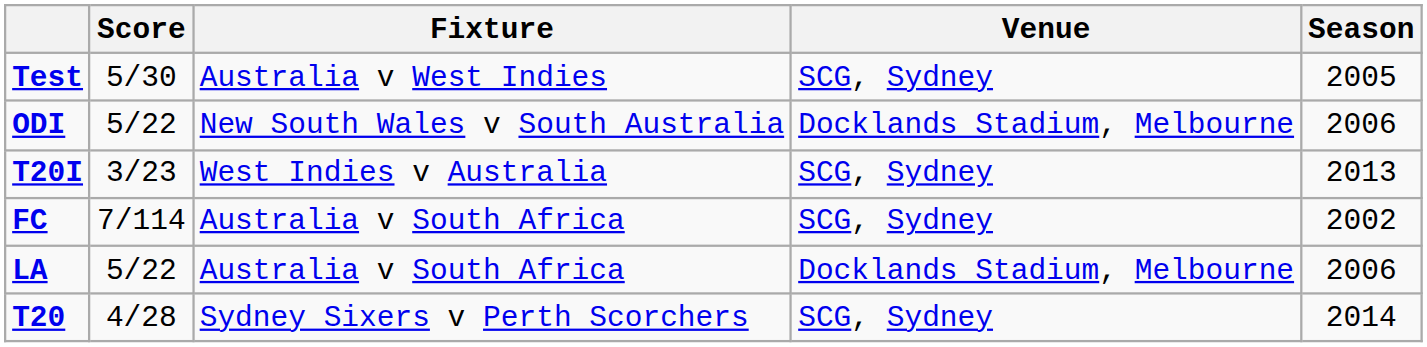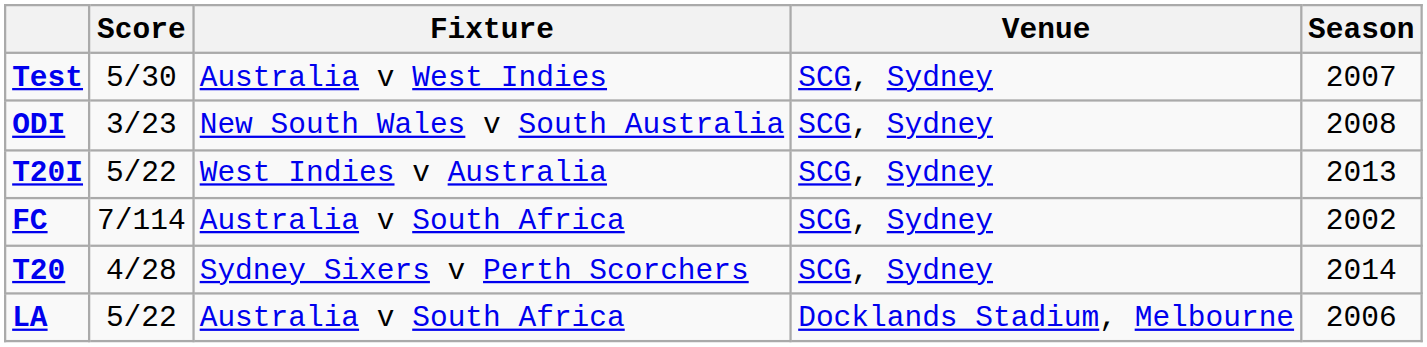(1361, 77) 2005 -> (1361, 77) 2007
(141, 125) 5/22 -> (141, 125) 3/23
(1046, 125) Docklands Stadium, Melbourne -> (896, 125) SCG, Sydney
(1361, 125) 2006 -> (1361, 125) 2008
(141, 173) 3/23 -> (141, 173) 5/22
rows swapped: (30, 270) <-> (39, 318)
